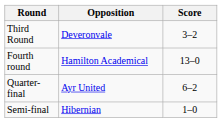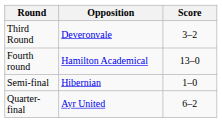rows swapped: (24, 88) <-> (28, 109)
